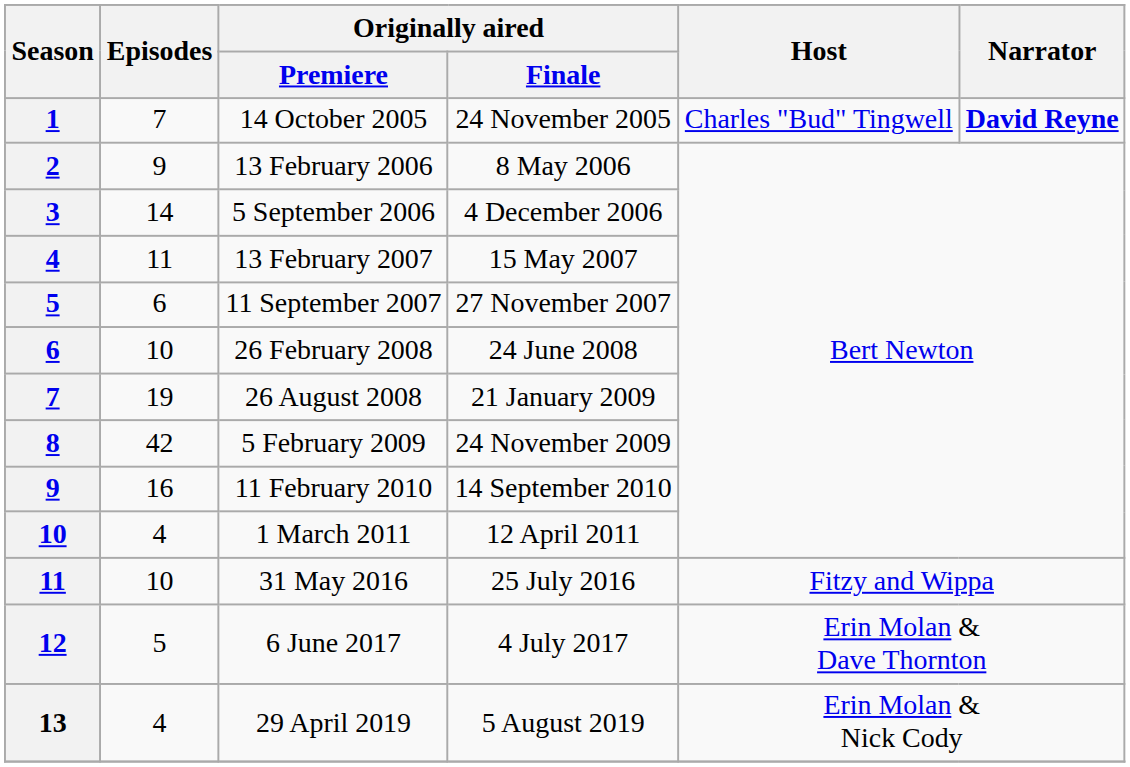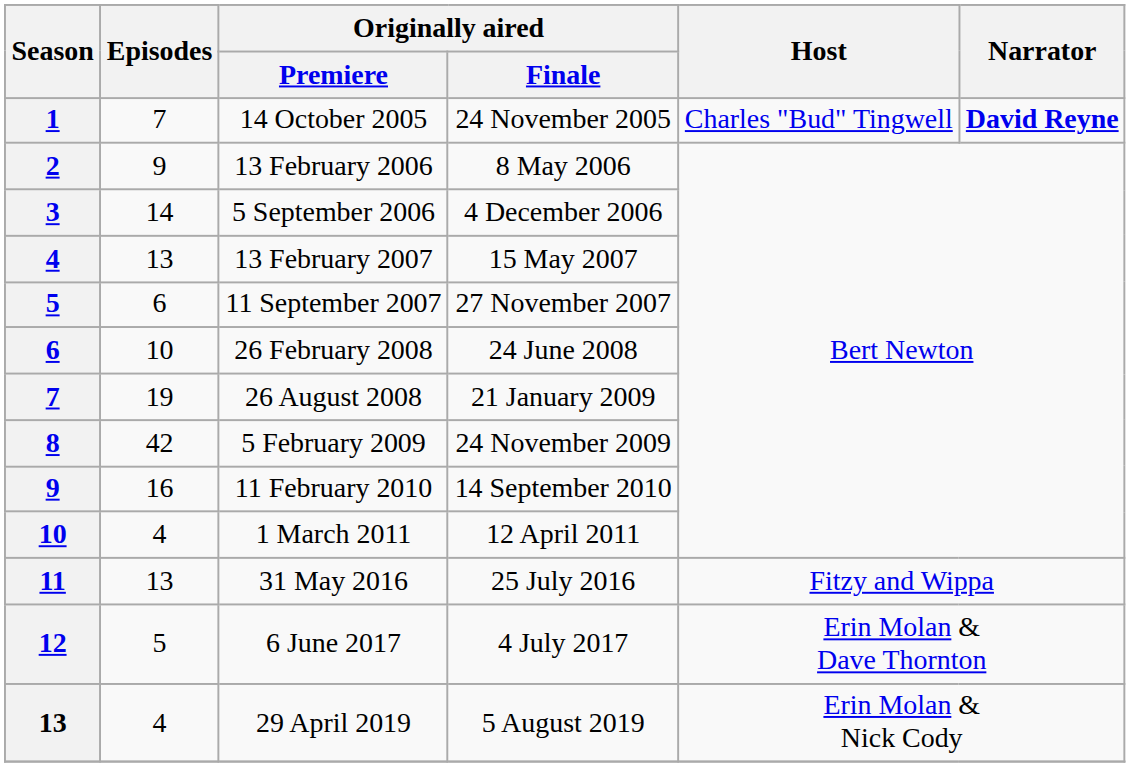(160, 258) 11 -> (160, 258) 13
(160, 580) 10 -> (160, 580) 13
